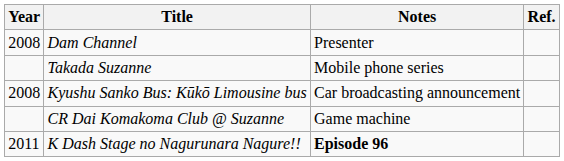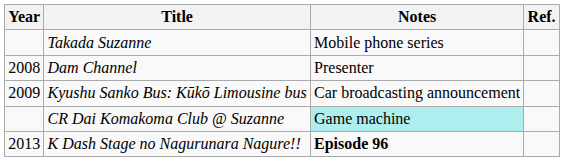rows swapped: (99, 67) <-> (92, 42)
(24, 93) 2008 -> (24, 93) 2009
(362, 118) no background -> (362, 118) paleturquoise background
(24, 144) 2011 -> (24, 144) 2013
